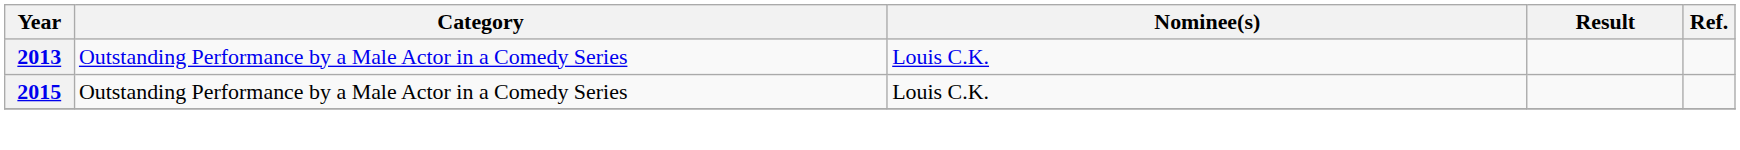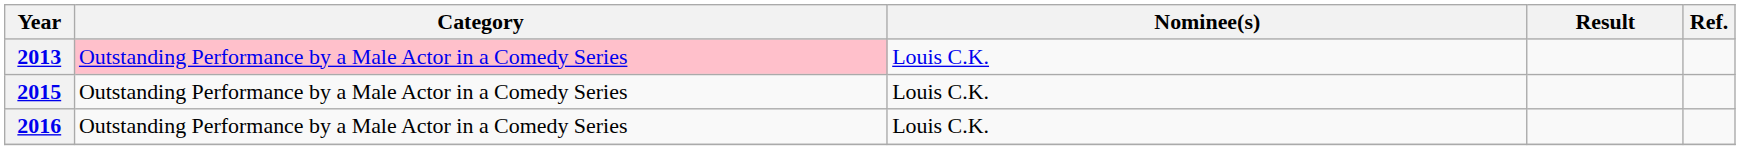(353, 56) no background -> (353, 56) pink background
+ row: (39, 126)
